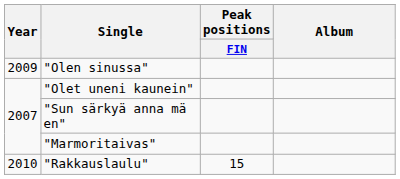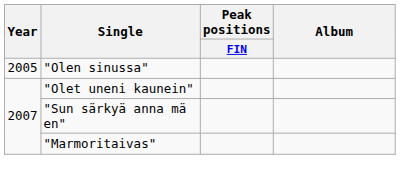(22, 68) 2009 -> (22, 68) 2005
- row: (96, 164)
